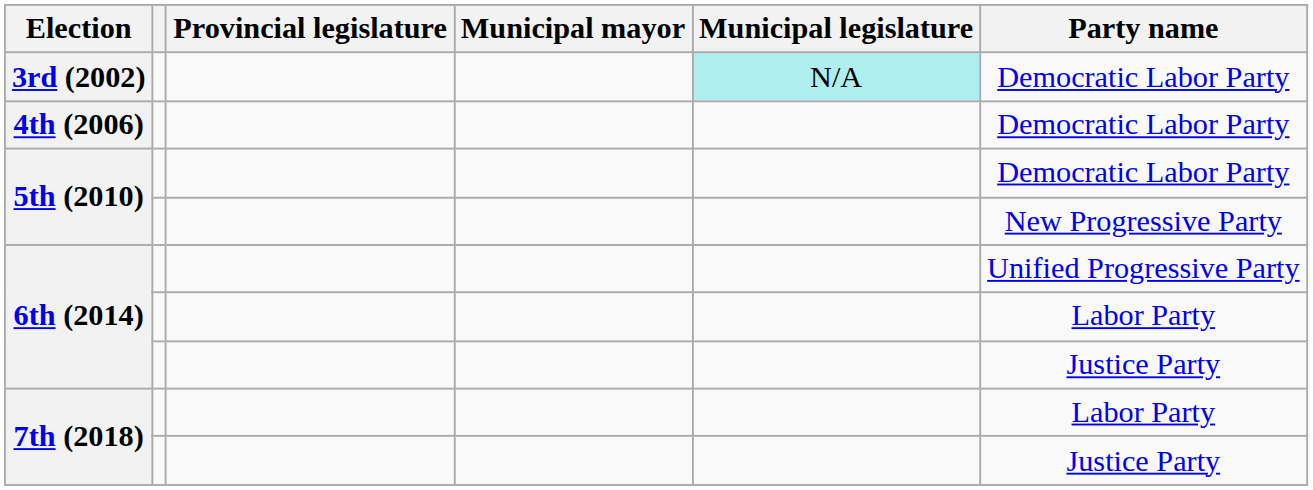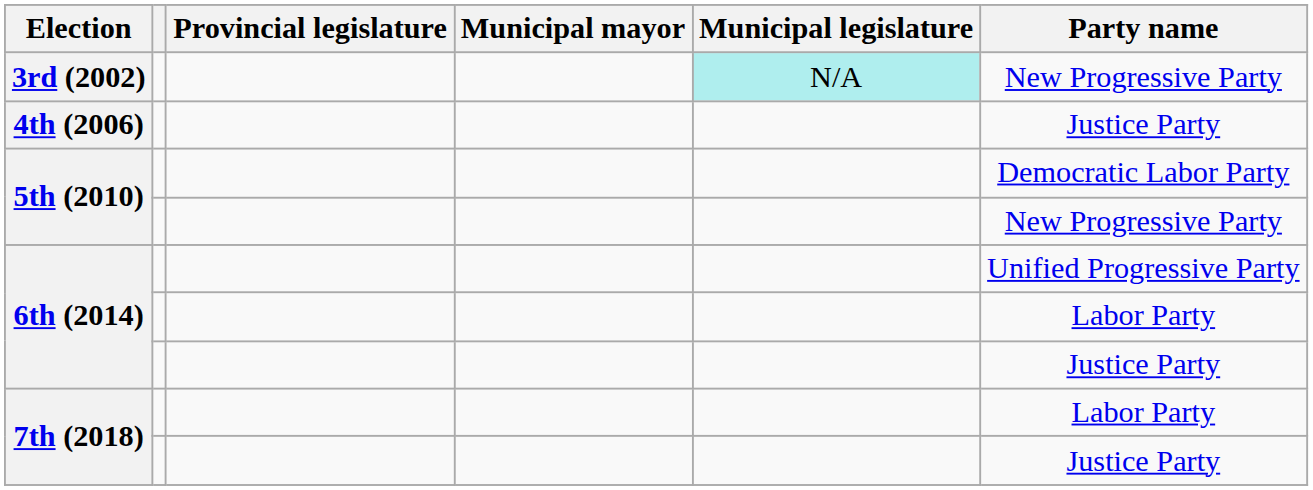(1143, 76) Democratic Labor Party -> (1143, 76) New Progressive Party
(1143, 124) Democratic Labor Party -> (1143, 124) Justice Party
